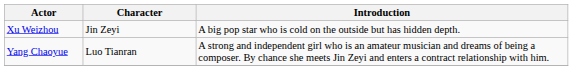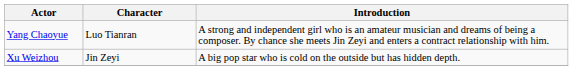rows swapped: (37, 51) <-> (33, 29)
